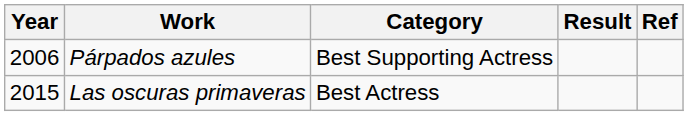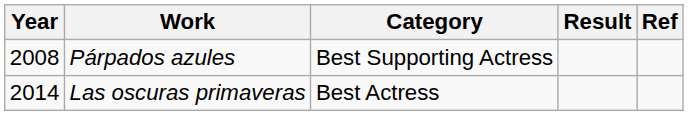(35, 57) 2006 -> (35, 57) 2008
(35, 92) 2015 -> (35, 92) 2014
